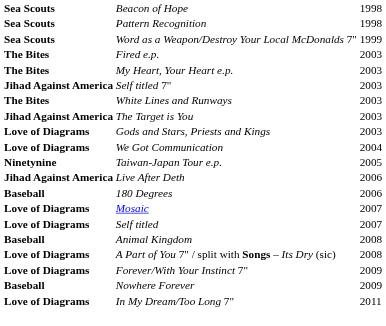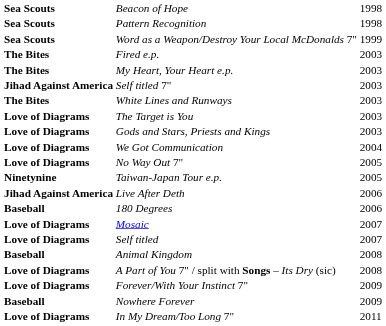(59, 116) Jihad Against America -> (47, 116) Love of Diagrams
+ row: (149, 162)
